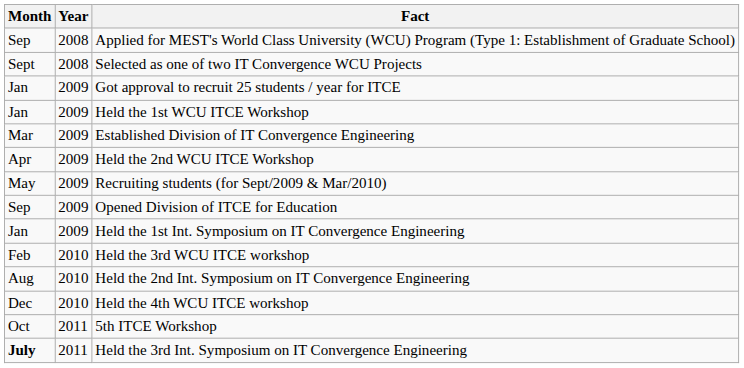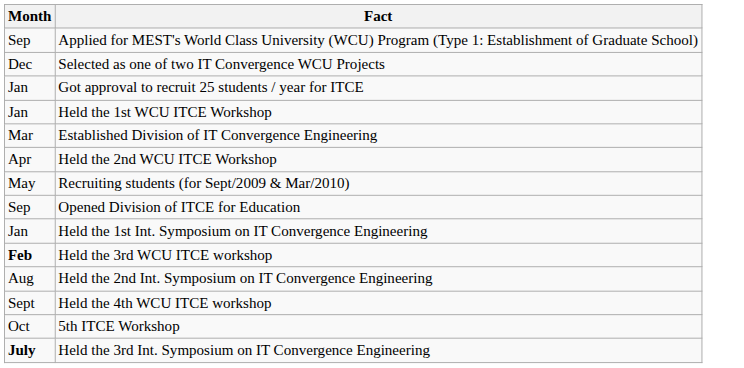- column: (73, 16)
(21, 64) Sept -> (20, 64) Dec
(19, 254) normal -> (20, 254) bold
(20, 302) Dec -> (21, 302) Sept
